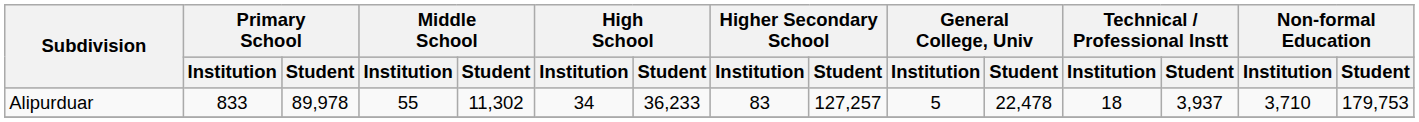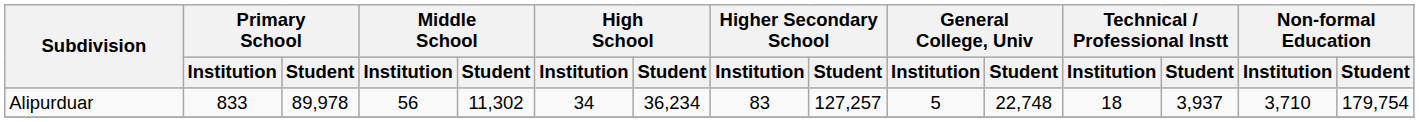(408, 102) 55 -> (408, 102) 56
(672, 102) 36,233 -> (672, 102) 36,234
(1024, 102) 22,478 -> (1024, 102) 22,748
(1376, 102) 179,753 -> (1376, 102) 179,754
